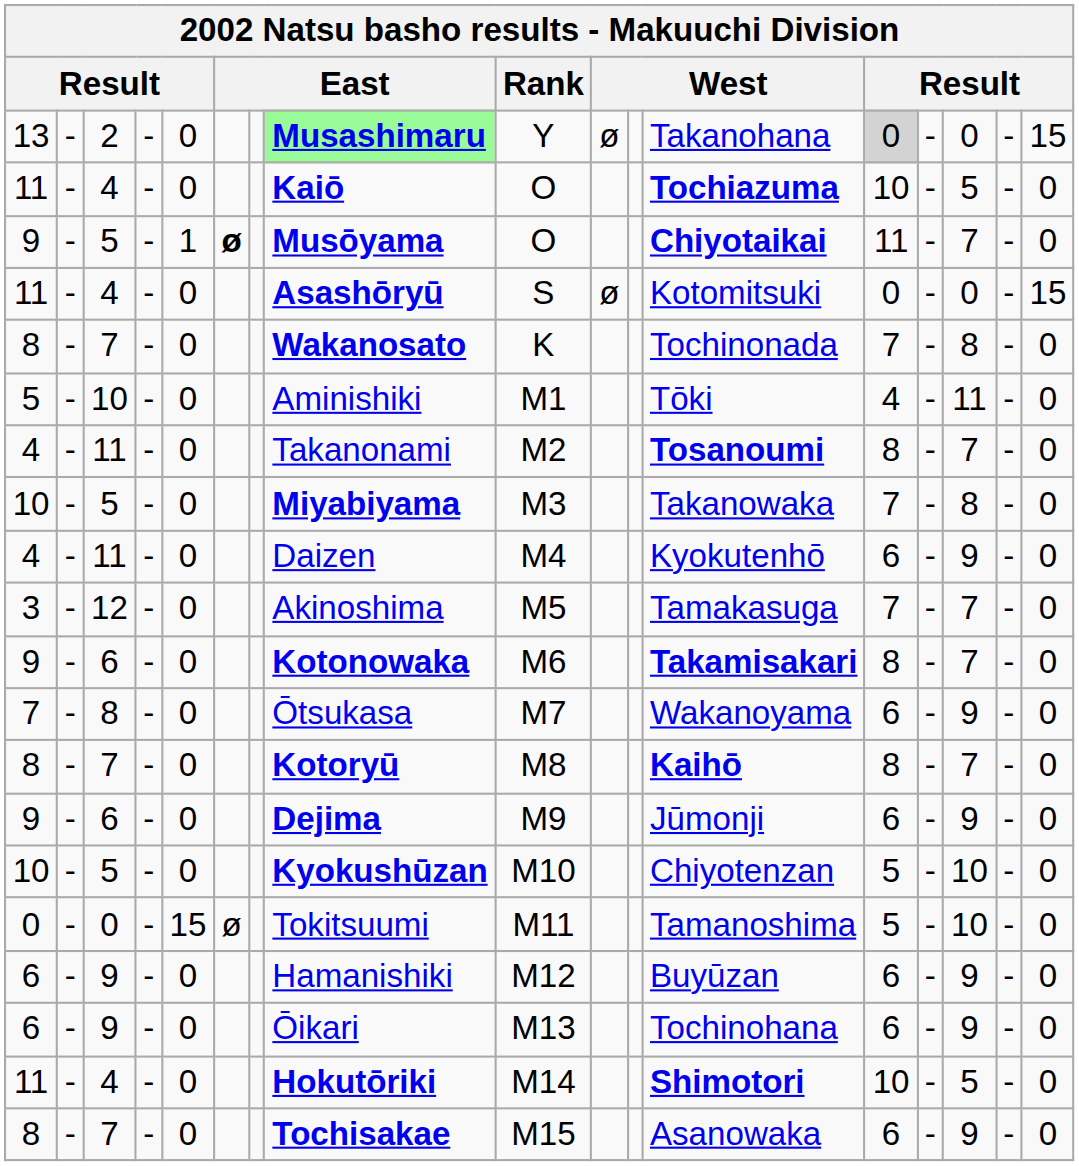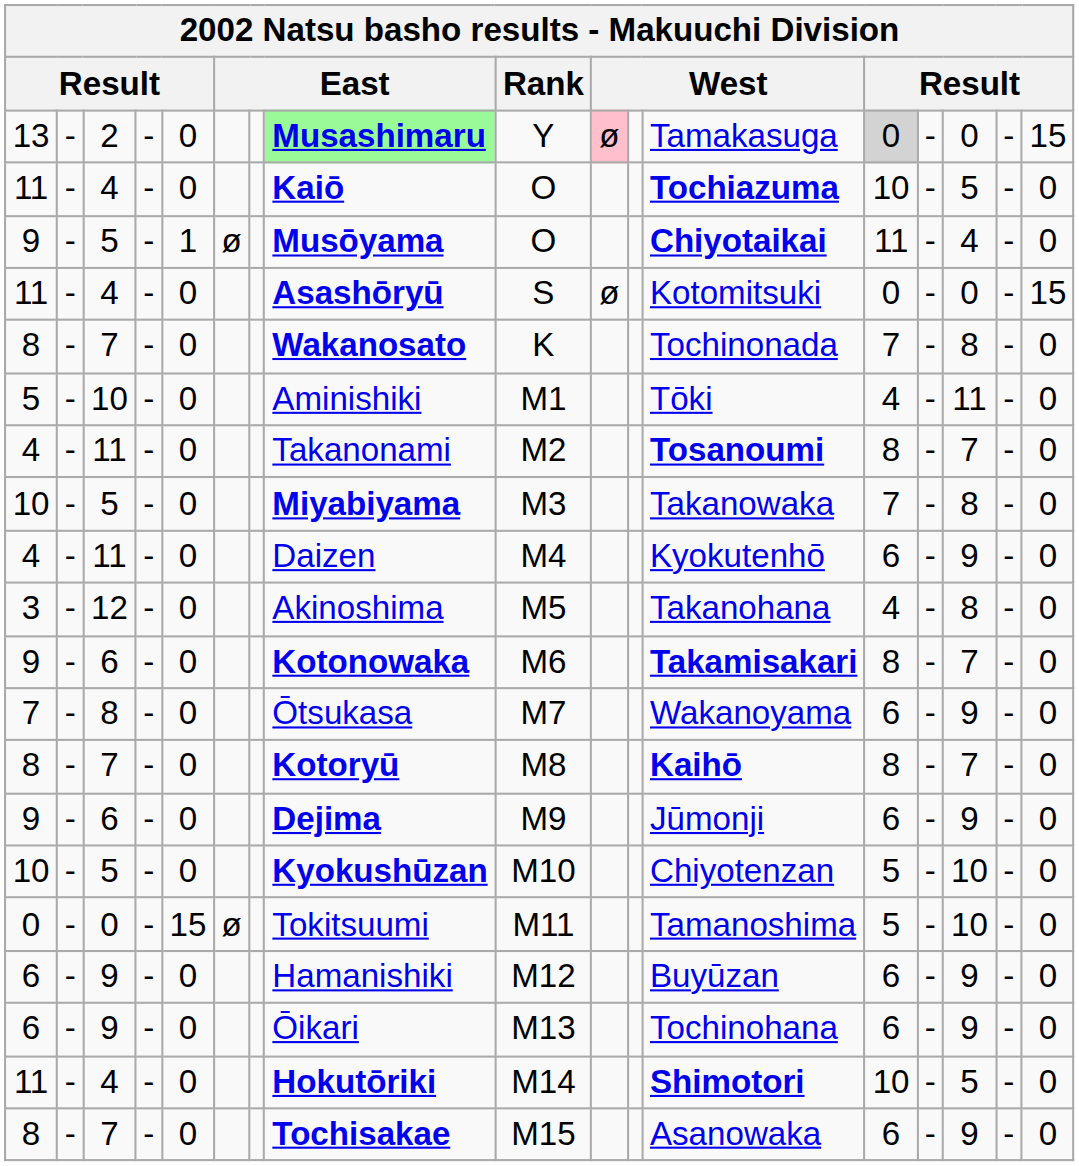(609, 135) no background -> (609, 135) pink background
(740, 135) Takanohana -> (744, 135) Tamakasuga
(232, 240) bold -> (232, 240) normal
(969, 240) 7 -> (969, 240) 4
(744, 608) Tamakasuga -> (740, 608) Takanohana
(891, 608) 7 -> (891, 608) 4
(969, 608) 7 -> (969, 608) 8
